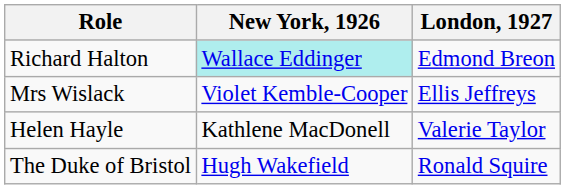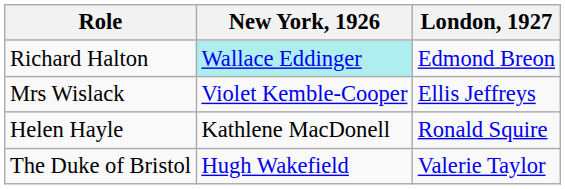(482, 129) Valerie Taylor -> (483, 129) Ronald Squire
(483, 165) Ronald Squire -> (482, 165) Valerie Taylor
